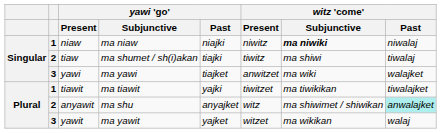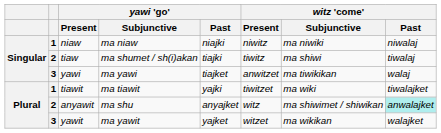(305, 43) bold -> (303, 43) normal
(300, 74) ma wiki -> (310, 74) ma tiwikikan
(405, 74) walajket -> (399, 74) walaj
(310, 89) ma tiwikikan -> (300, 89) ma wiki
(399, 120) walaj -> (405, 120) walajket
